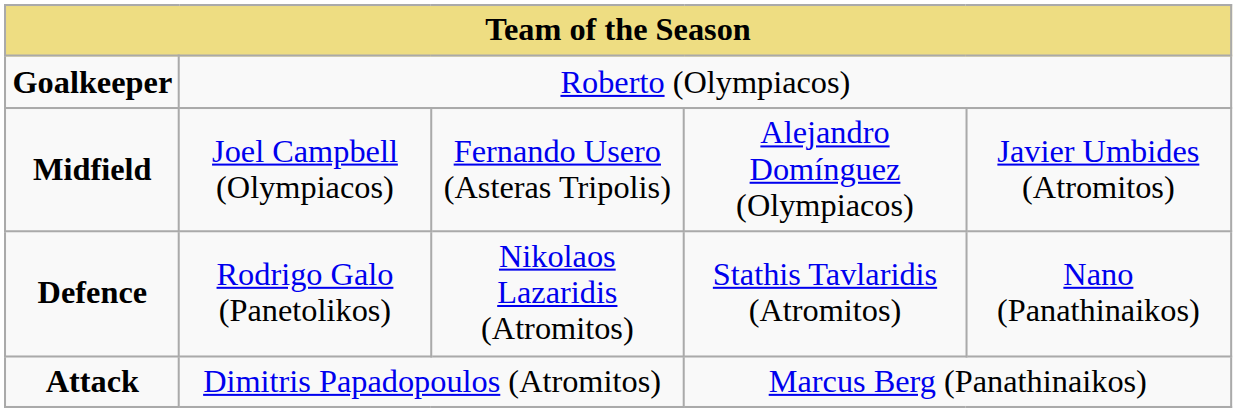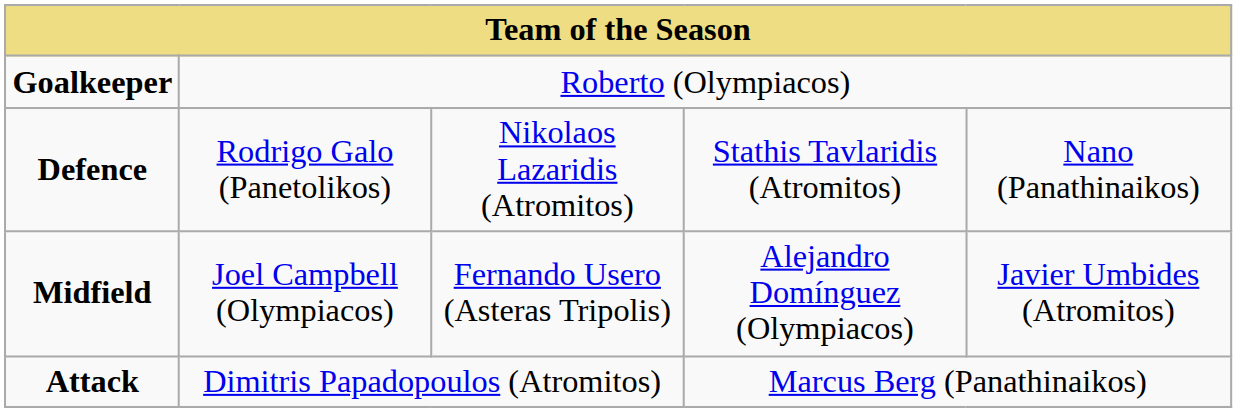rows swapped: (92, 292) <-> (92, 169)
